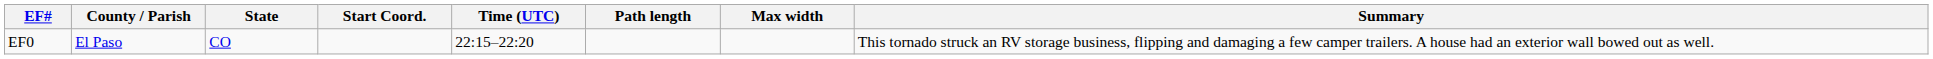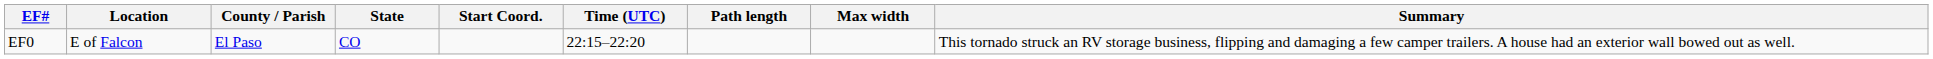+ column: (139, 16)
